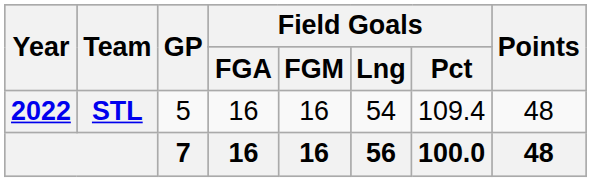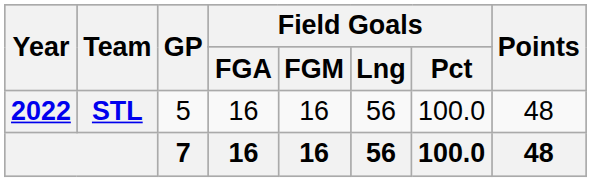(381, 111) 54 -> (381, 111) 56
(452, 111) 109.4 -> (452, 111) 100.0
